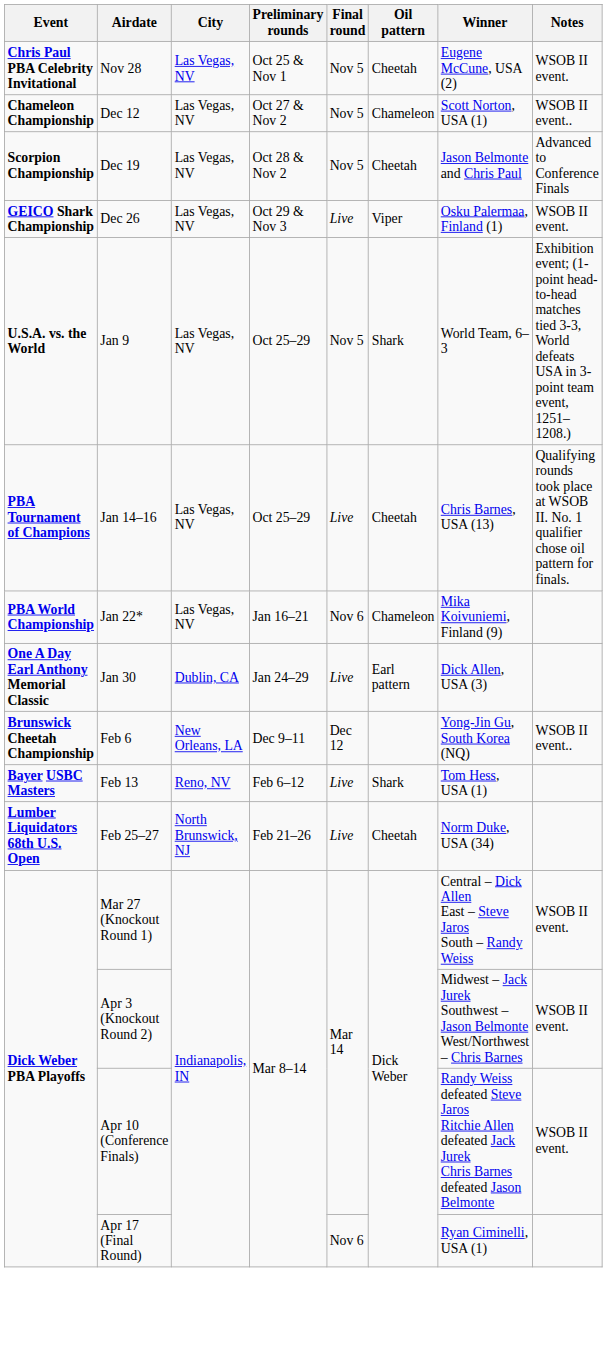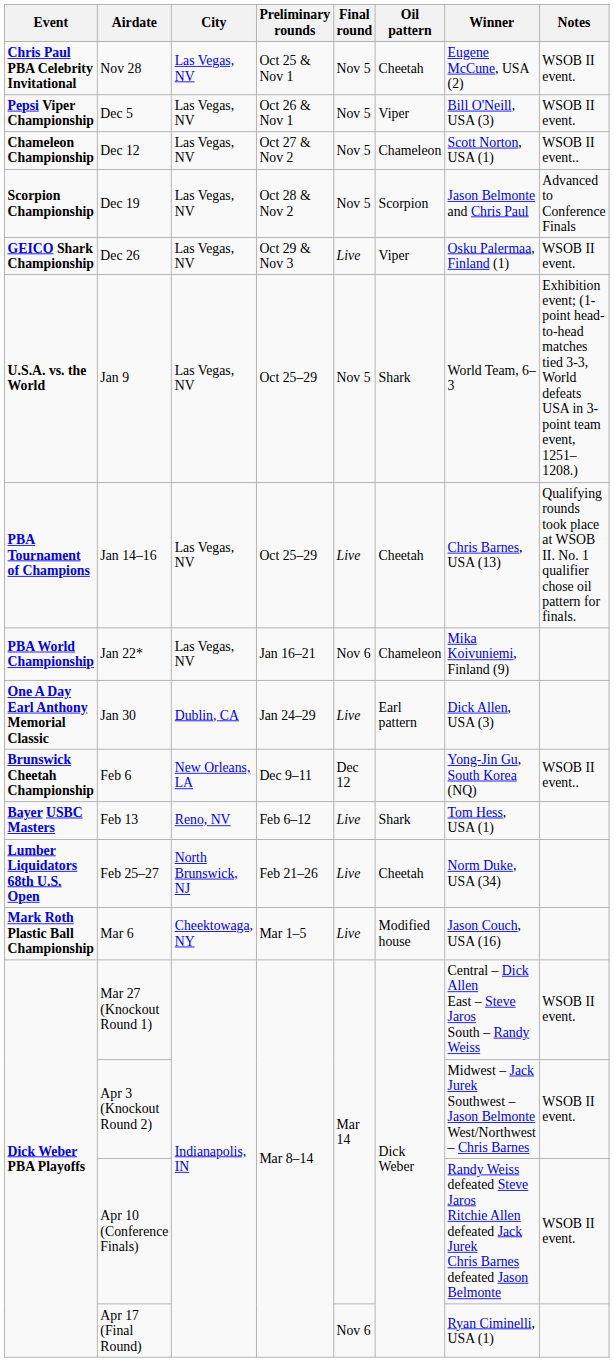+ row: (117, 113)
(394, 166) Cheetah -> (403, 203) Scorpion
+ row: (117, 933)
